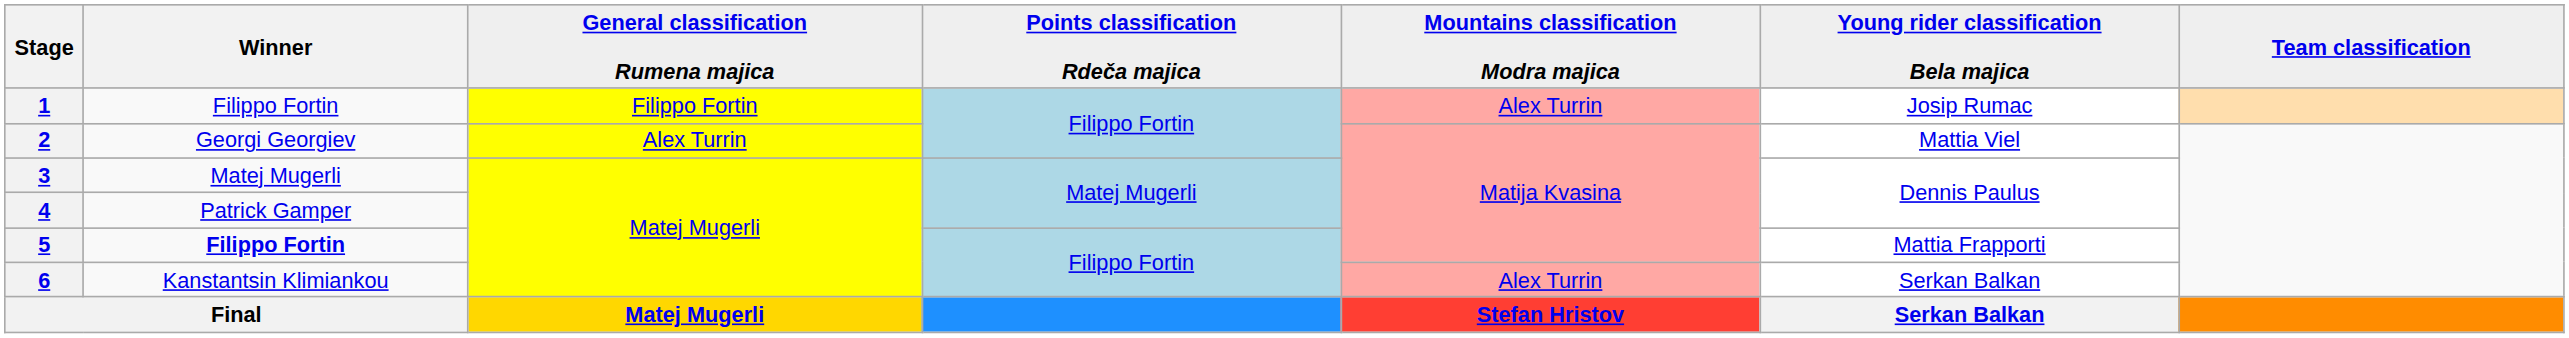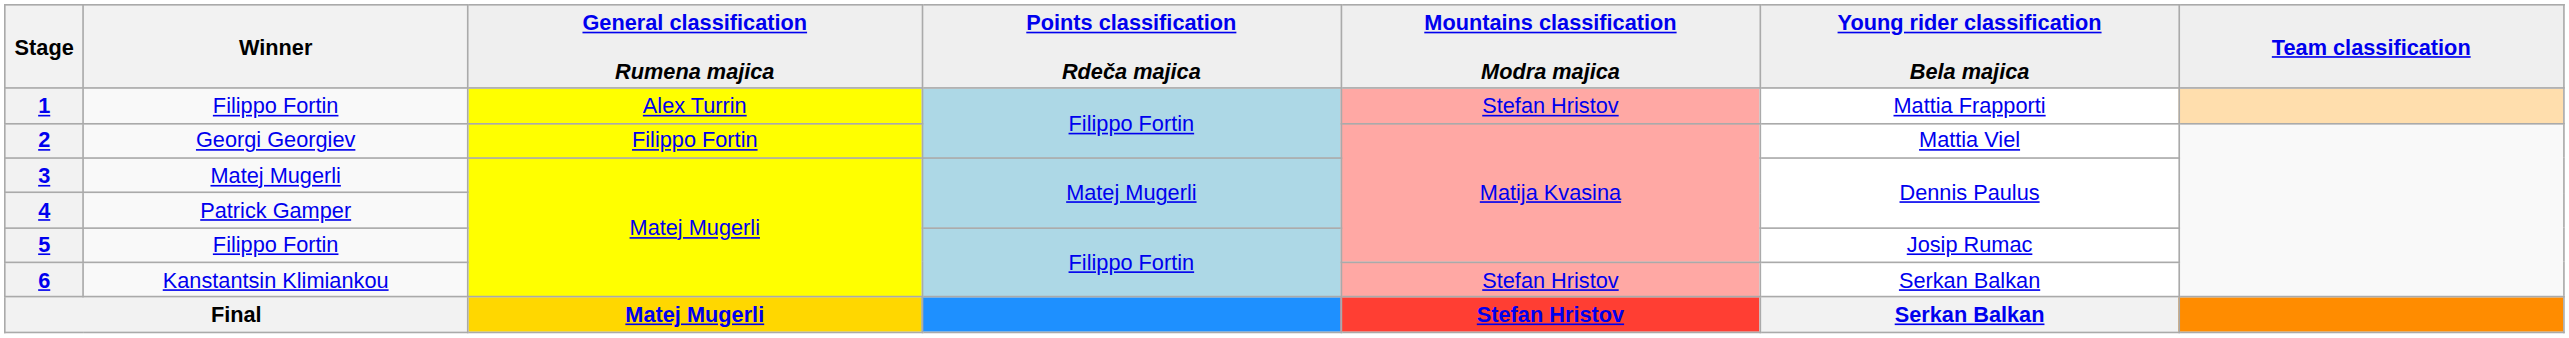(695, 106) Filippo Fortin -> (695, 106) Alex Turrin
(1550, 106) Alex Turrin -> (1550, 106) Stefan Hristov
(1970, 106) Josip Rumac -> (1970, 106) Mattia Frapporti
(695, 141) Alex Turrin -> (695, 141) Filippo Fortin
(276, 245) bold -> (276, 245) normal
(1970, 245) Mattia Frapporti -> (1970, 245) Josip Rumac
(1550, 280) Alex Turrin -> (1550, 280) Stefan Hristov
